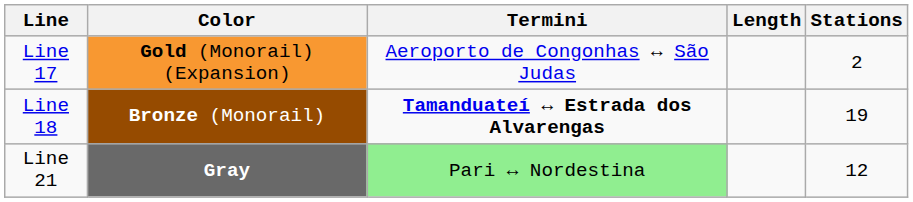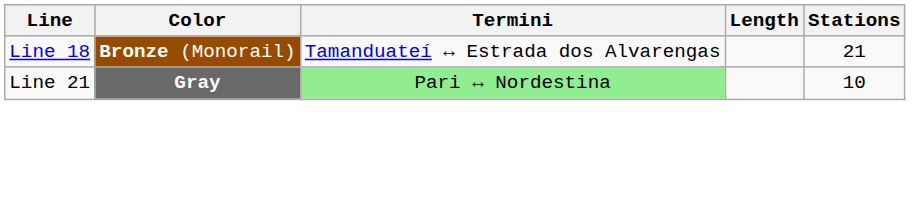- row: (46, 63)
(547, 116) bold -> (513, 52) normal
(857, 116) 19 -> (854, 52) 21
(857, 170) 12 -> (854, 83) 10
